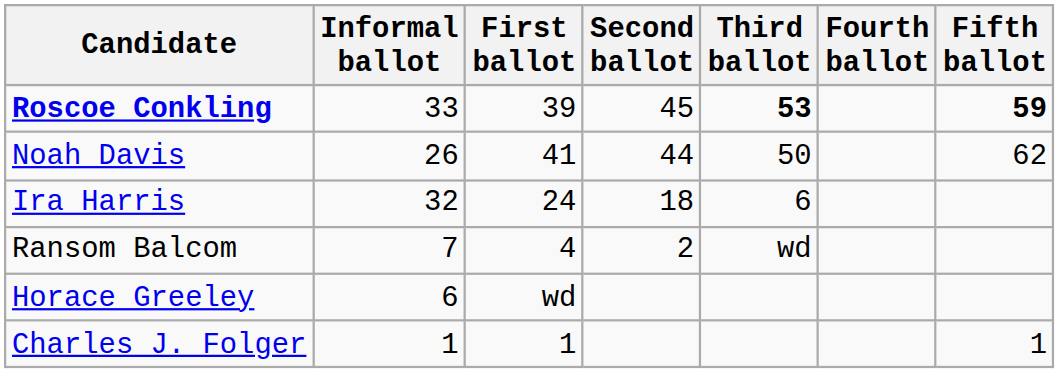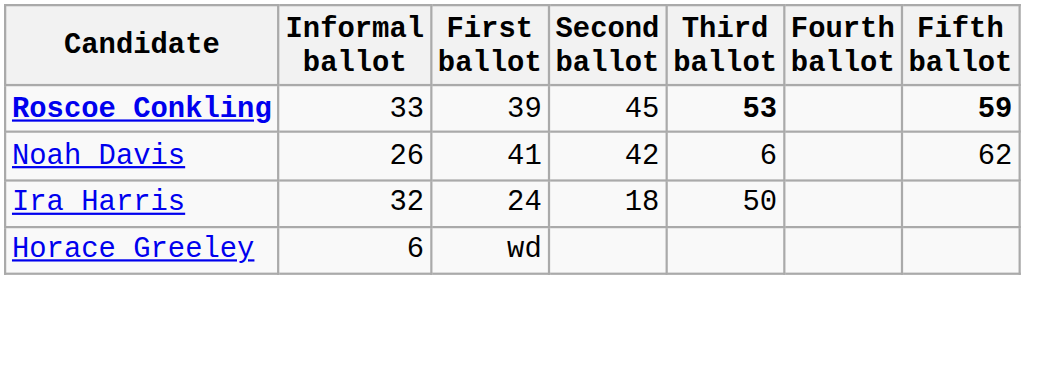(677, 156) 44 -> (642, 156) 42
(794, 156) 50 -> (768, 156) 6
(803, 203) 6 -> (760, 203) 50
- row: (125, 250)
- row: (159, 344)
